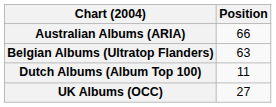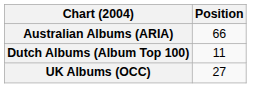- row: (110, 53)
